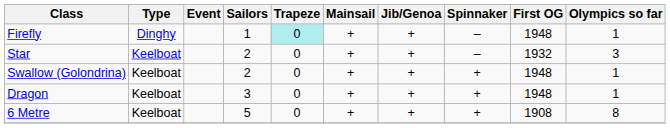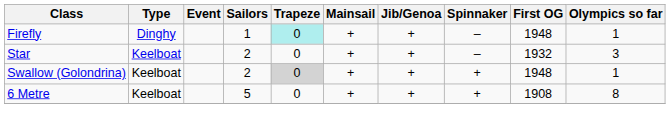(297, 73) no background -> (297, 73) lightgrey background
- row: (28, 93)
